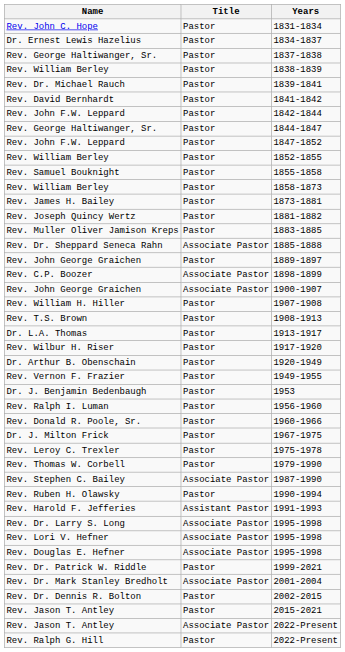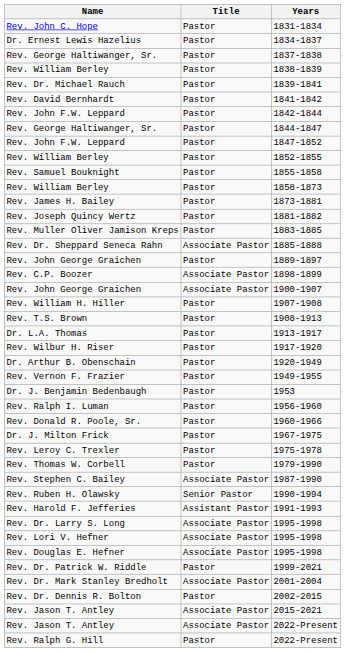(199, 494) Pastor -> (218, 494) Senior Pastor
(199, 611) Pastor -> (226, 611) Associate Pastor
